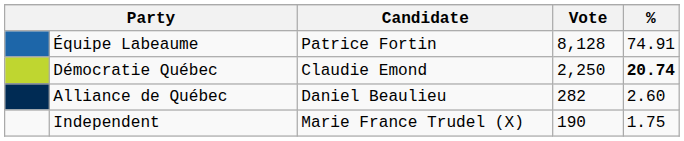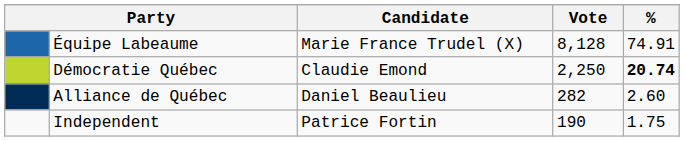(369, 44) Patrice Fortin -> (413, 44) Marie France Trudel (X)
(413, 123) Marie France Trudel (X) -> (369, 123) Patrice Fortin
